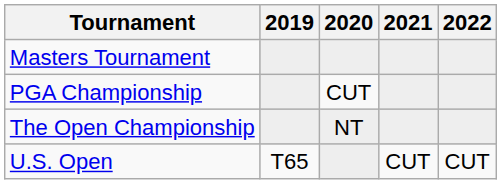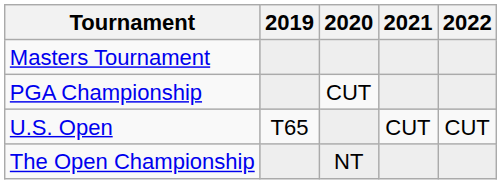rows swapped: (61, 162) <-> (132, 127)
